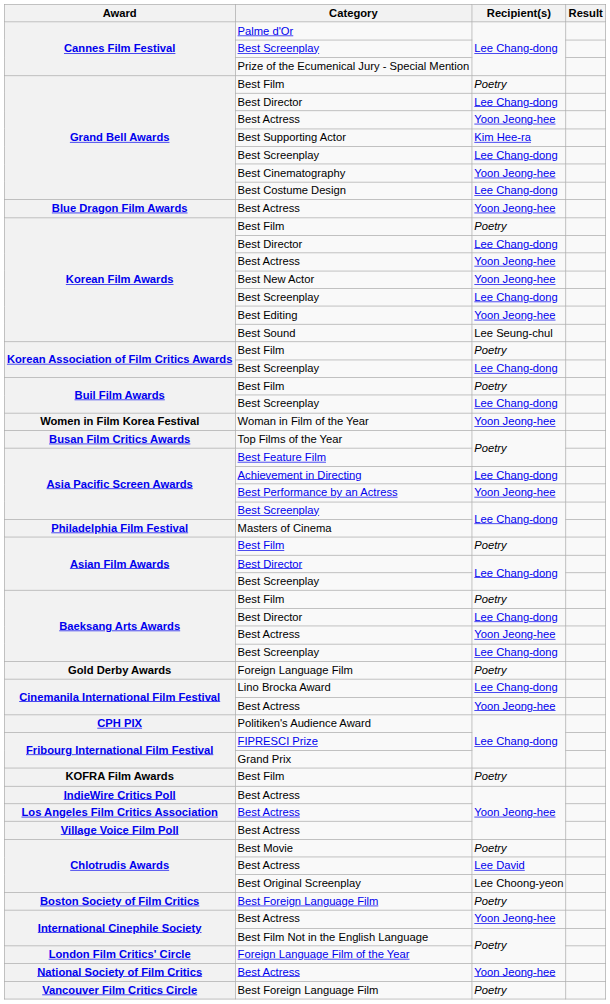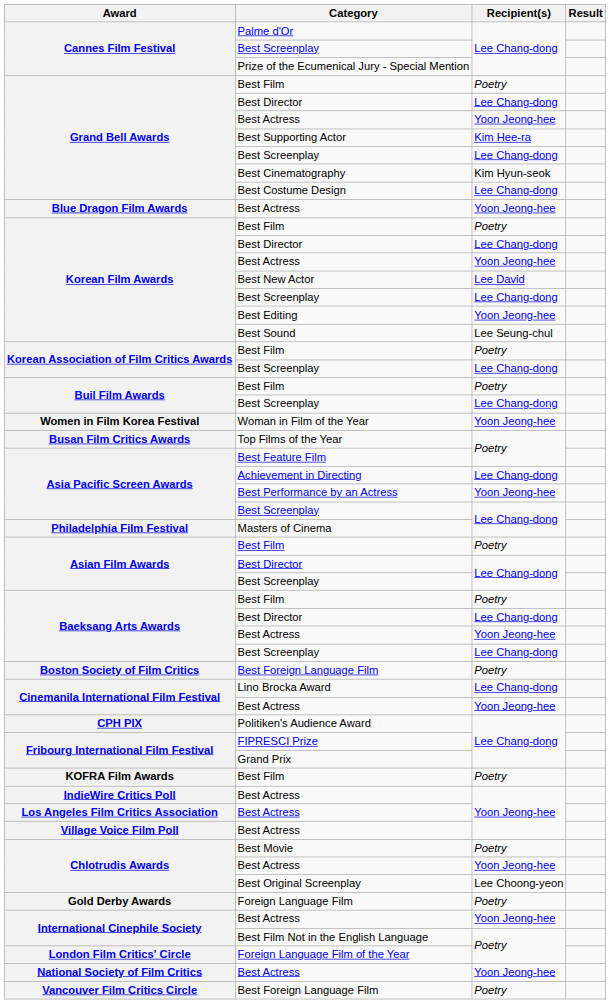(515, 173) Yoon Jeong-hee -> (512, 173) Kim Hyun-seok
(515, 279) Yoon Jeong-hee -> (500, 279) Lee David
rows swapped: (120, 901) <-> (120, 670)
(500, 865) Lee David -> (515, 865) Yoon Jeong-hee
